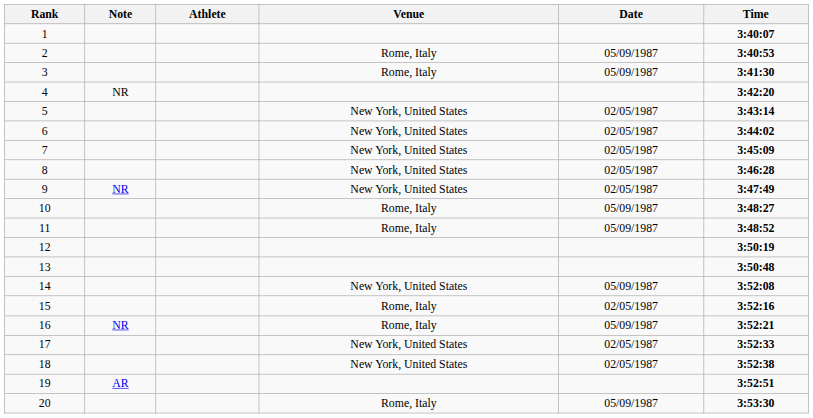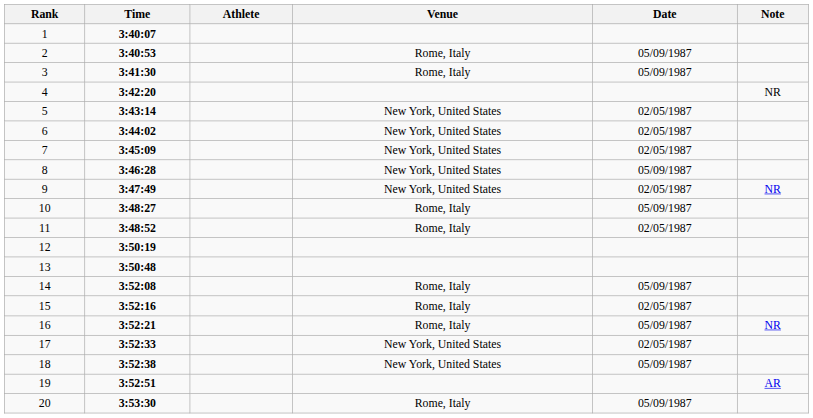columns swapped: (756, 13) <-> (120, 13)
(631, 169) 02/05/1987 -> (665, 169) 05/09/1987
(631, 227) 05/09/1987 -> (665, 227) 02/05/1987
(409, 286) New York, United States -> (443, 286) Rome, Italy
(631, 363) 02/05/1987 -> (665, 363) 05/09/1987
